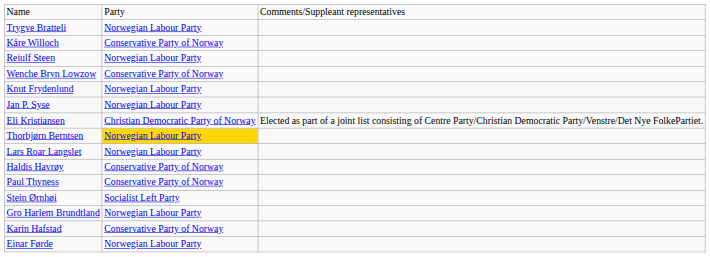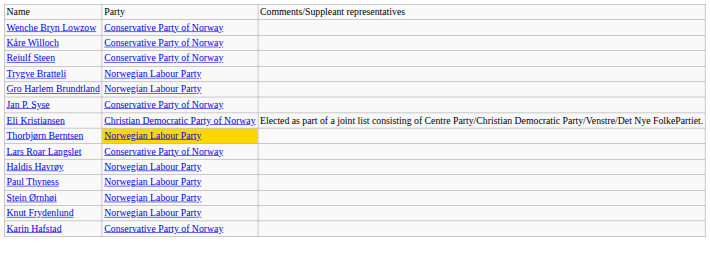rows swapped: (36, 27) <-> (51, 74)
(153, 58) Norwegian Labour Party -> (164, 58) Conservative Party of Norway
rows swapped: (53, 213) <-> (40, 89)
(153, 105) Norwegian Labour Party -> (164, 105) Conservative Party of Norway
(153, 151) Norwegian Labour Party -> (164, 151) Conservative Party of Norway
(164, 167) Conservative Party of Norway -> (153, 167) Norwegian Labour Party
(164, 182) Conservative Party of Norway -> (153, 182) Norwegian Labour Party
(142, 197) Socialist Left Party -> (153, 197) Norwegian Labour Party
- row: (30, 244)
